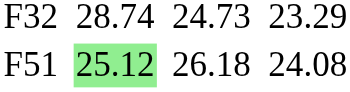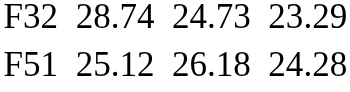(115, 64) lightgreen background -> (115, 64) no background
(308, 64) 24.08 -> (308, 64) 24.28
